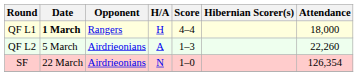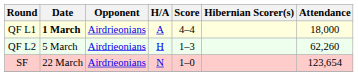(105, 29) Rangers -> (117, 29) Airdrieonians
(160, 29) H -> (160, 29) A
(160, 46) A -> (160, 46) H
(325, 46) 22,260 -> (325, 46) 62,260
(325, 63) 126,354 -> (325, 63) 123,654
